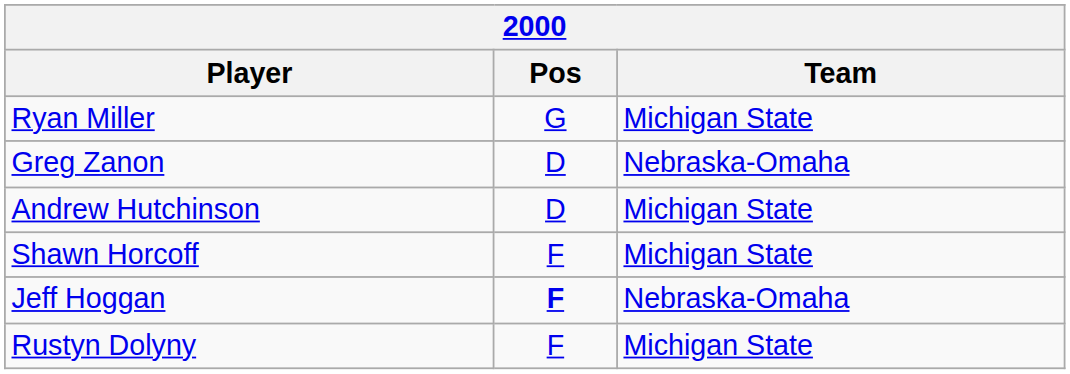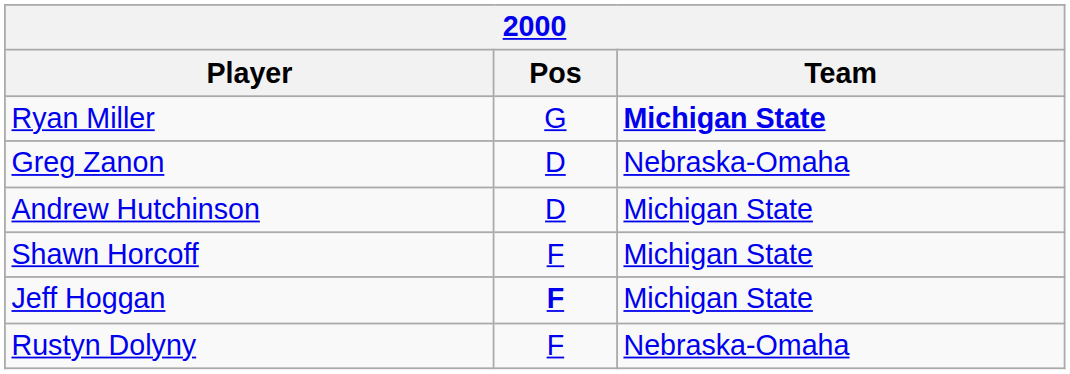(718, 118) normal -> (725, 118) bold
(736, 299) Nebraska-Omaha -> (718, 299) Michigan State
(718, 345) Michigan State -> (736, 345) Nebraska-Omaha
